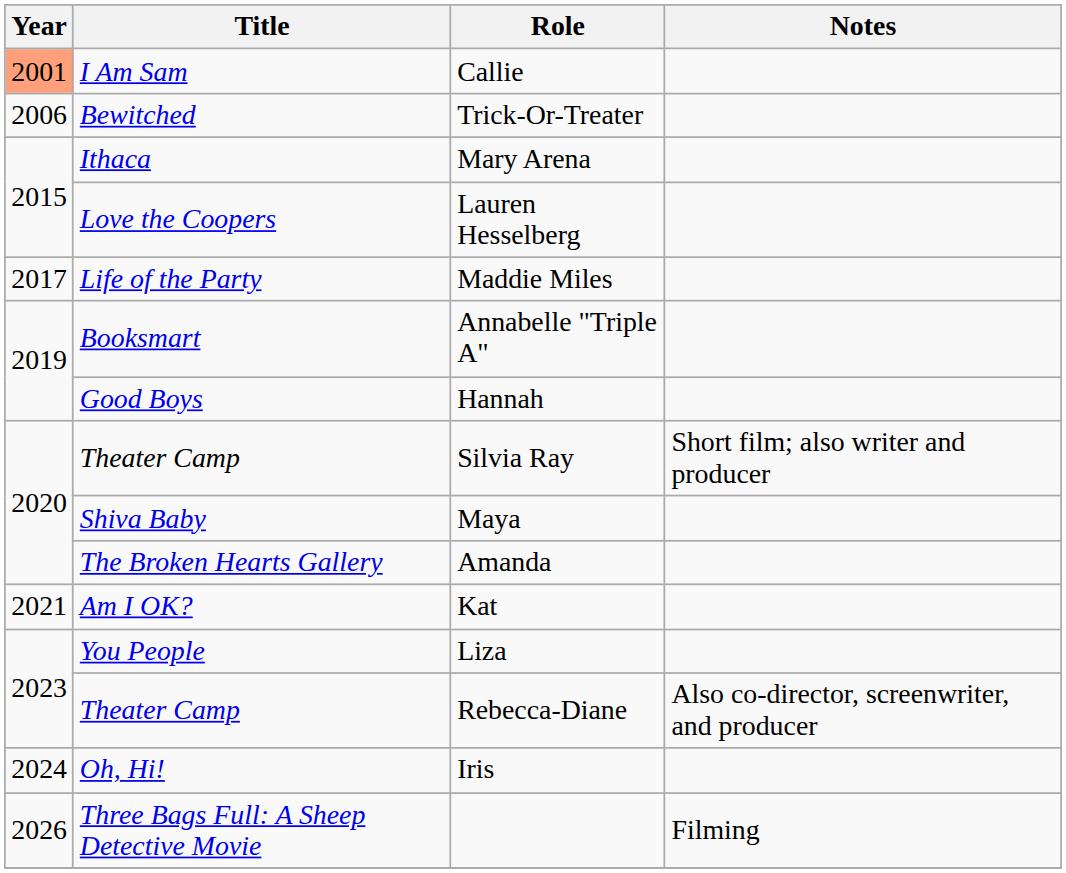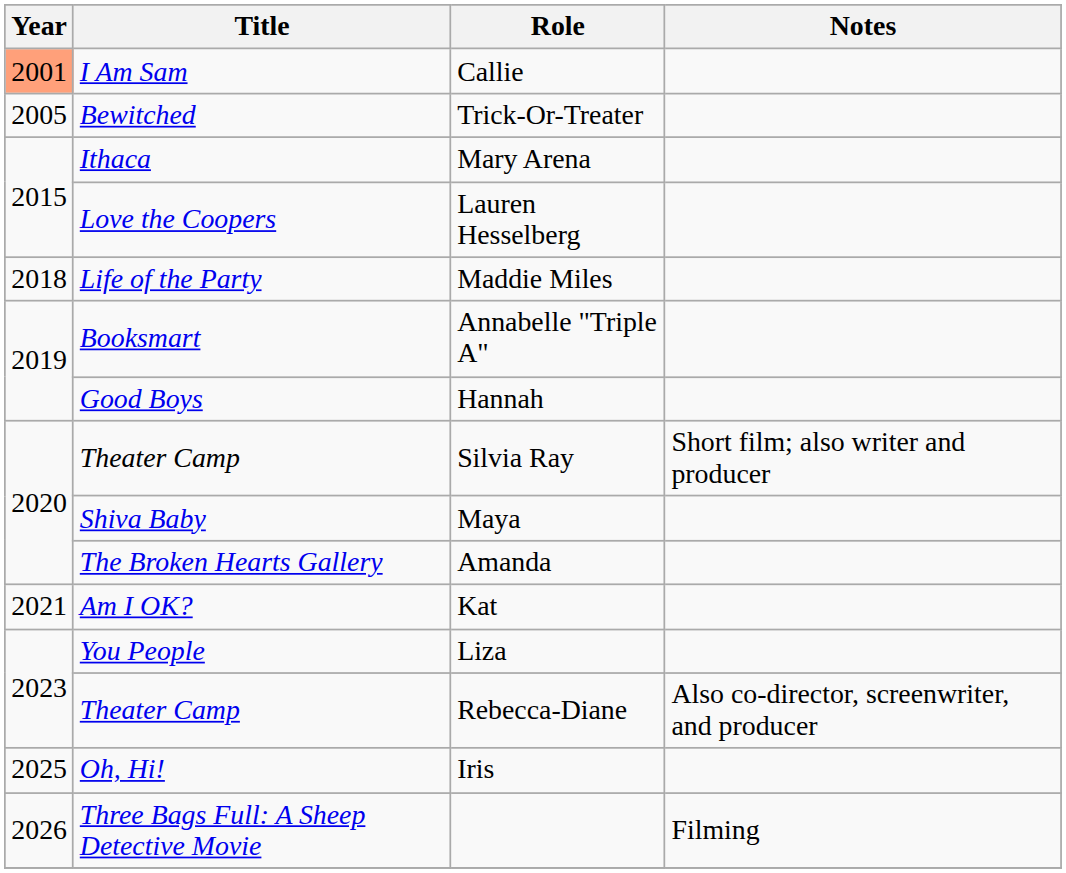(39, 114) 2006 -> (39, 114) 2005
(39, 278) 2017 -> (39, 278) 2018
(39, 769) 2024 -> (39, 769) 2025
